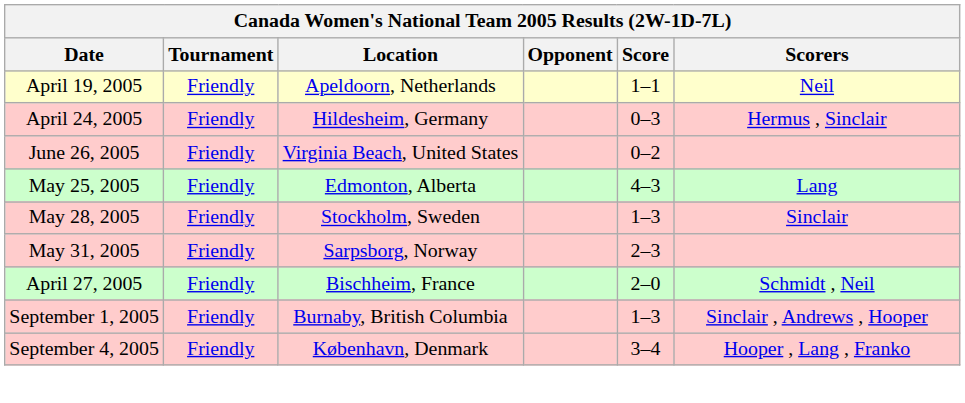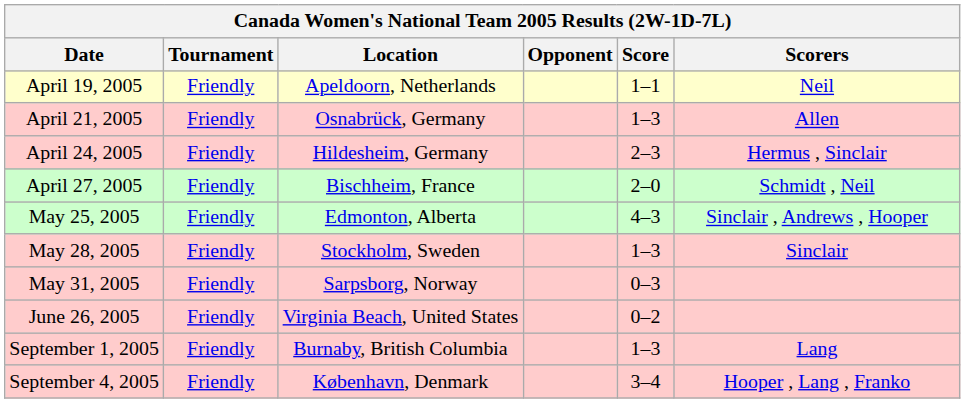+ row: (84, 119)
(645, 119) 0–3 -> (645, 152) 2–3
rows swapped: (84, 283) <-> (84, 152)
(817, 185) Lang -> (817, 217) Sinclair , Andrews , Hooper
(645, 250) 2–3 -> (645, 283) 0–3
(817, 316) Sinclair , Andrews , Hooper -> (817, 349) Lang
